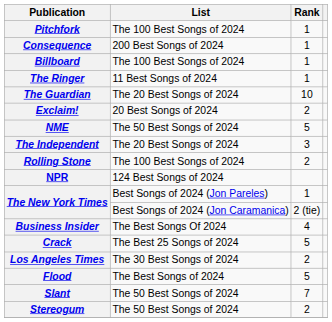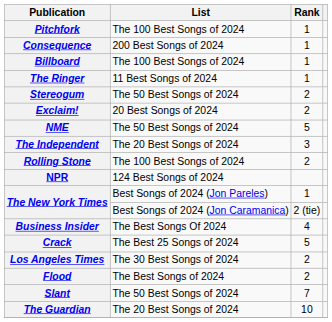rows swapped: (57, 309) <-> (57, 95)
(307, 276) 5 -> (307, 276) 2
